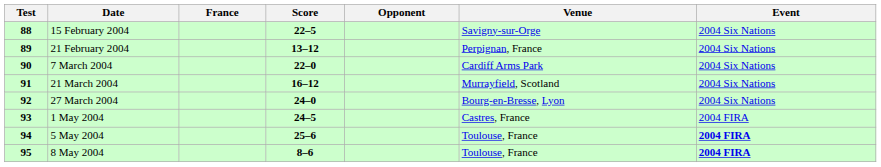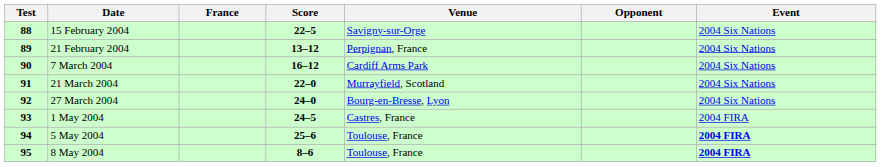columns swapped: (402, 13) <-> (578, 13)
(305, 65) 22–0 -> (305, 65) 16–12
(305, 83) 16–12 -> (305, 83) 22–0
